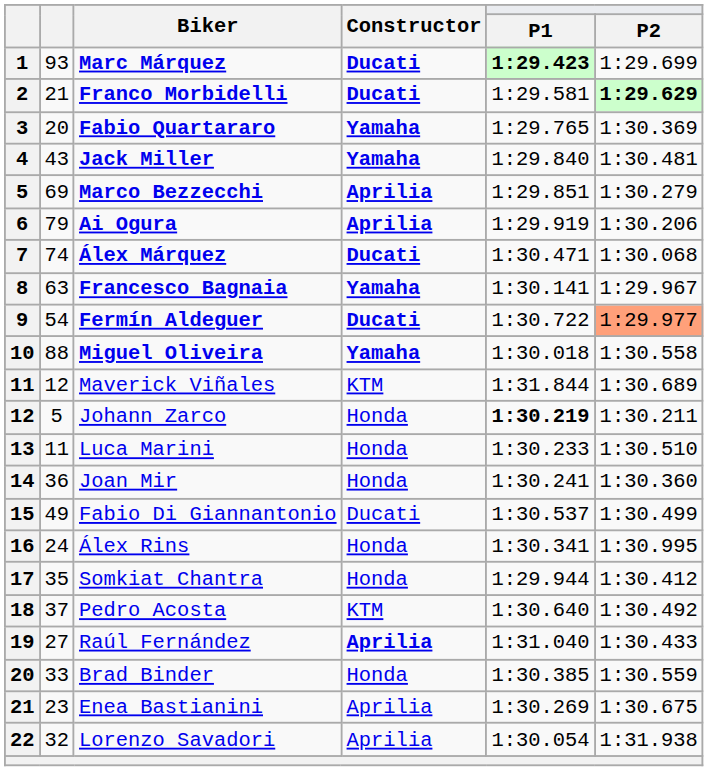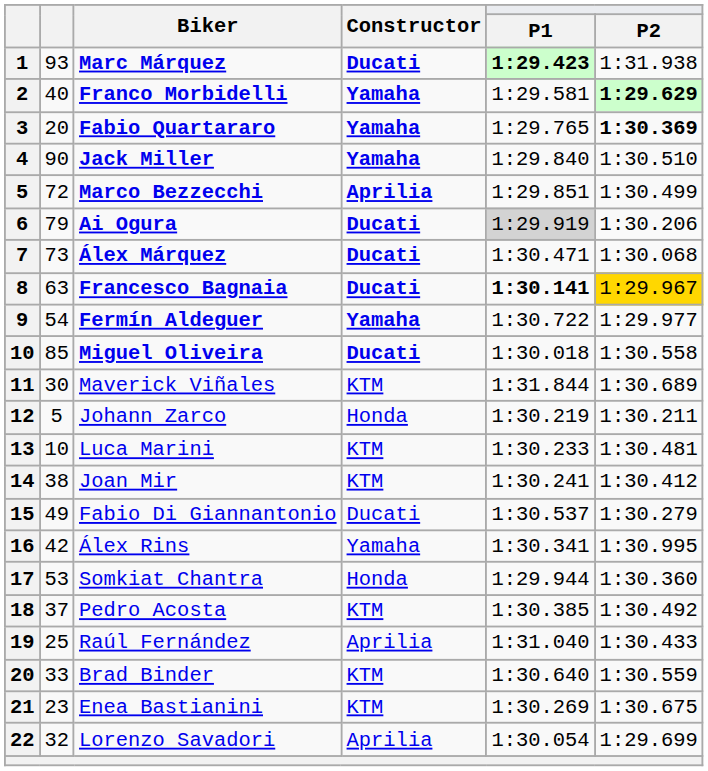(649, 63) 1:29.699 -> (649, 63) 1:31.938
(57, 95) 21 -> (57, 95) 40
(383, 95) Ducati -> (383, 95) Yamaha
(649, 128) normal -> (649, 128) bold
(57, 160) 43 -> (57, 160) 90
(649, 160) 1:30.481 -> (649, 160) 1:30.510
(57, 192) 69 -> (57, 192) 72
(649, 192) 1:30.279 -> (649, 192) 1:30.499
(389, 224) Aprilia -> (383, 224) Ducati
(541, 224) no background -> (541, 224) lightgrey background
(57, 256) 74 -> (57, 256) 73
(383, 289) Yamaha -> (383, 289) Ducati
(541, 289) normal -> (541, 289) bold
(649, 289) no background -> (649, 289) gold background
(383, 321) Ducati -> (383, 321) Yamaha
(649, 321) lightsalmon background -> (649, 321) no background
(57, 353) 88 -> (57, 353) 85
(383, 353) Yamaha -> (383, 353) Ducati
(57, 385) 12 -> (57, 385) 30
(541, 417) bold -> (541, 417) normal
(57, 450) 11 -> (57, 450) 10
(377, 450) Honda -> (365, 450) KTM
(649, 450) 1:30.510 -> (649, 450) 1:30.481
(57, 482) 36 -> (57, 482) 38
(377, 482) Honda -> (365, 482) KTM
(649, 482) 1:30.360 -> (649, 482) 1:30.412
(649, 514) 1:30.499 -> (649, 514) 1:30.279
(57, 546) 24 -> (57, 546) 42
(377, 546) Honda -> (383, 546) Yamaha
(57, 579) 35 -> (57, 579) 53
(649, 579) 1:30.412 -> (649, 579) 1:30.360
(541, 611) 1:30.640 -> (541, 611) 1:30.385
(57, 643) 27 -> (57, 643) 25
(389, 643) bold -> (389, 643) normal
(377, 675) Honda -> (365, 675) KTM
(541, 675) 1:30.385 -> (541, 675) 1:30.640
(389, 707) Aprilia -> (365, 707) KTM
(649, 740) 1:31.938 -> (649, 740) 1:29.699
